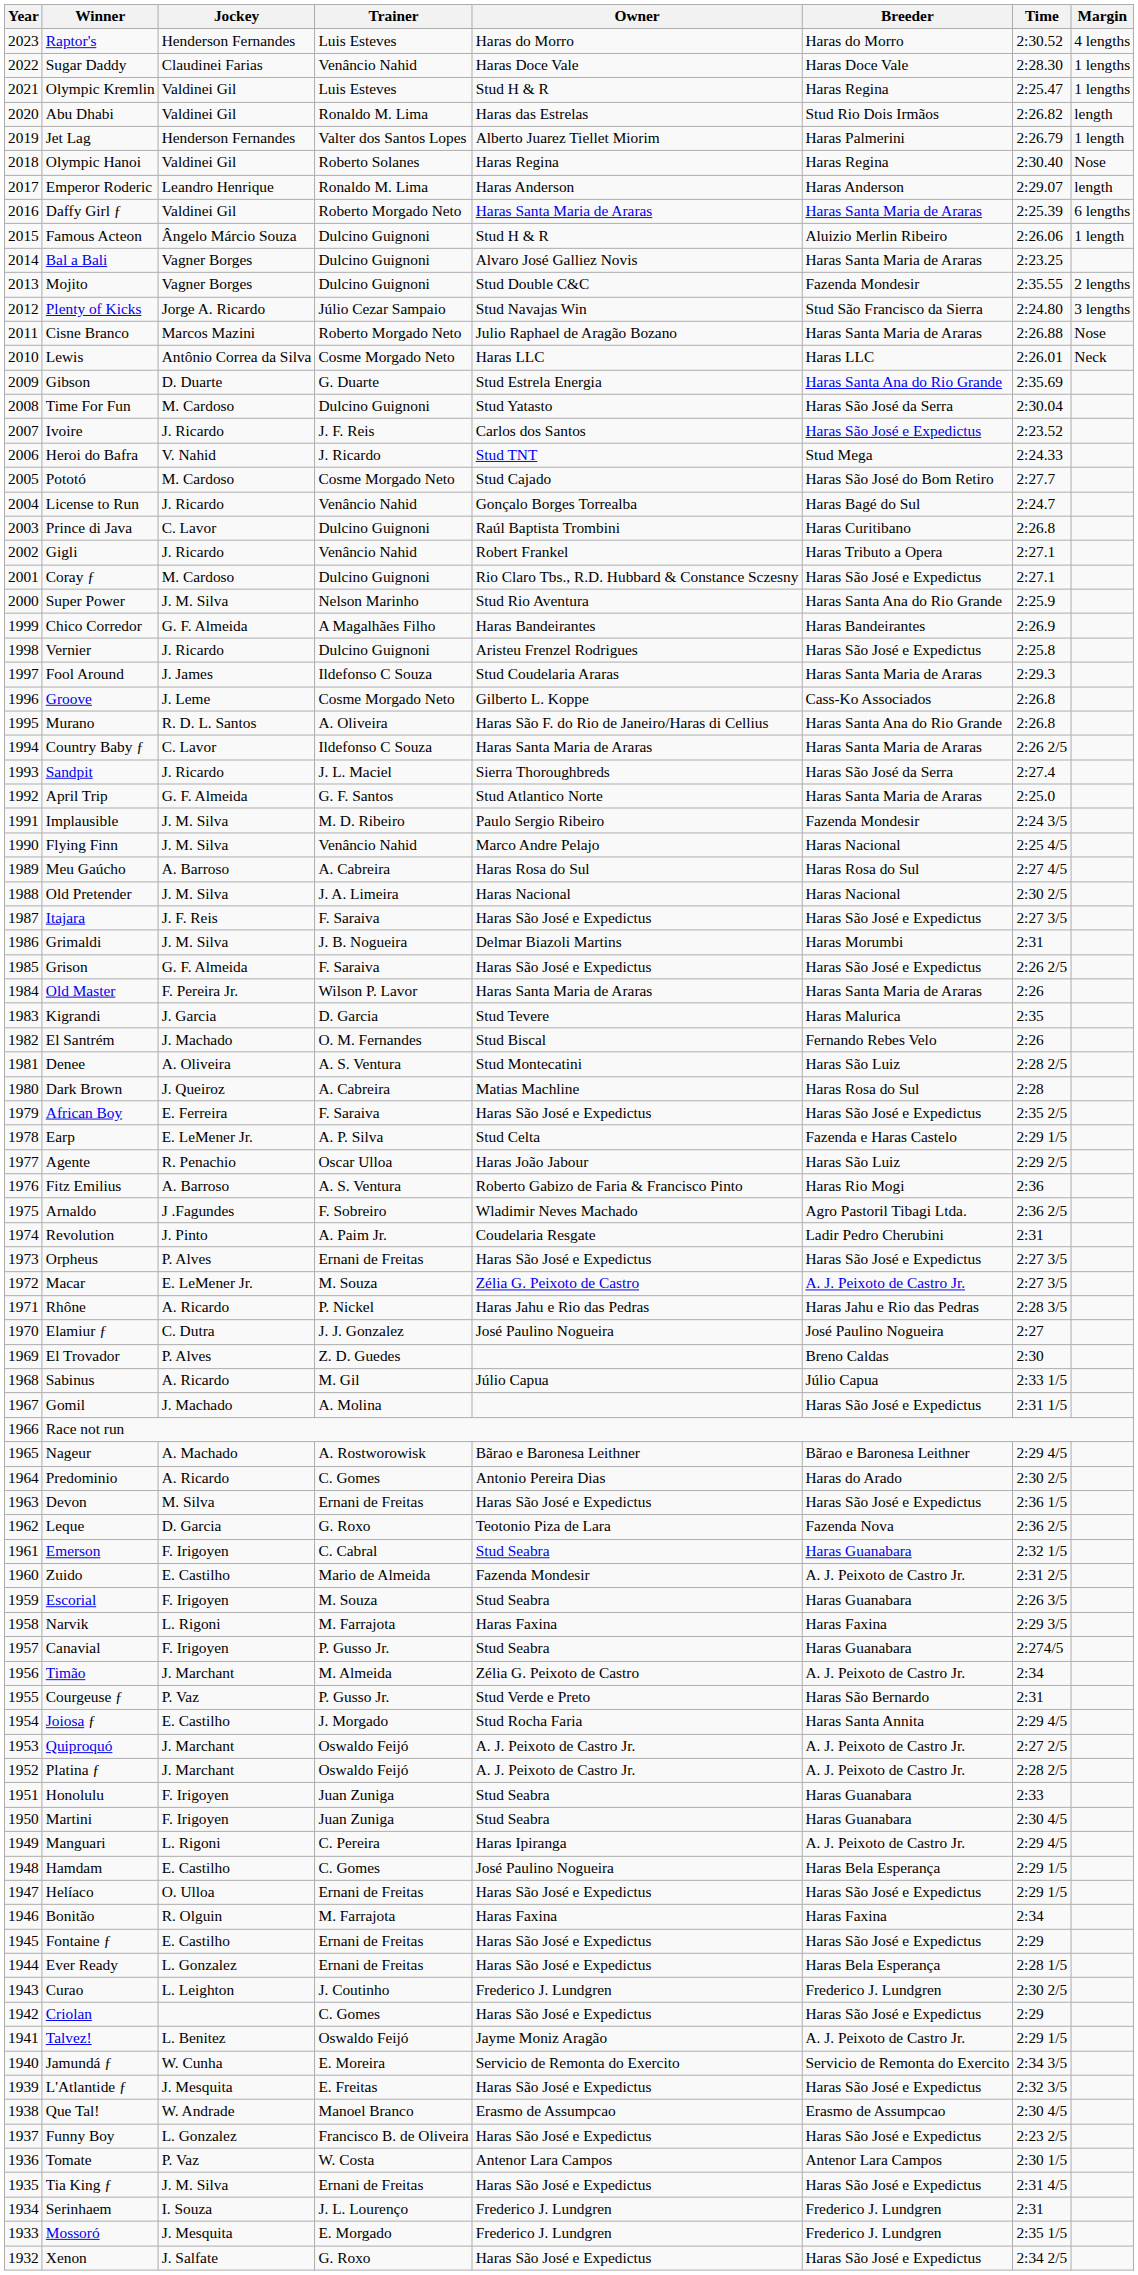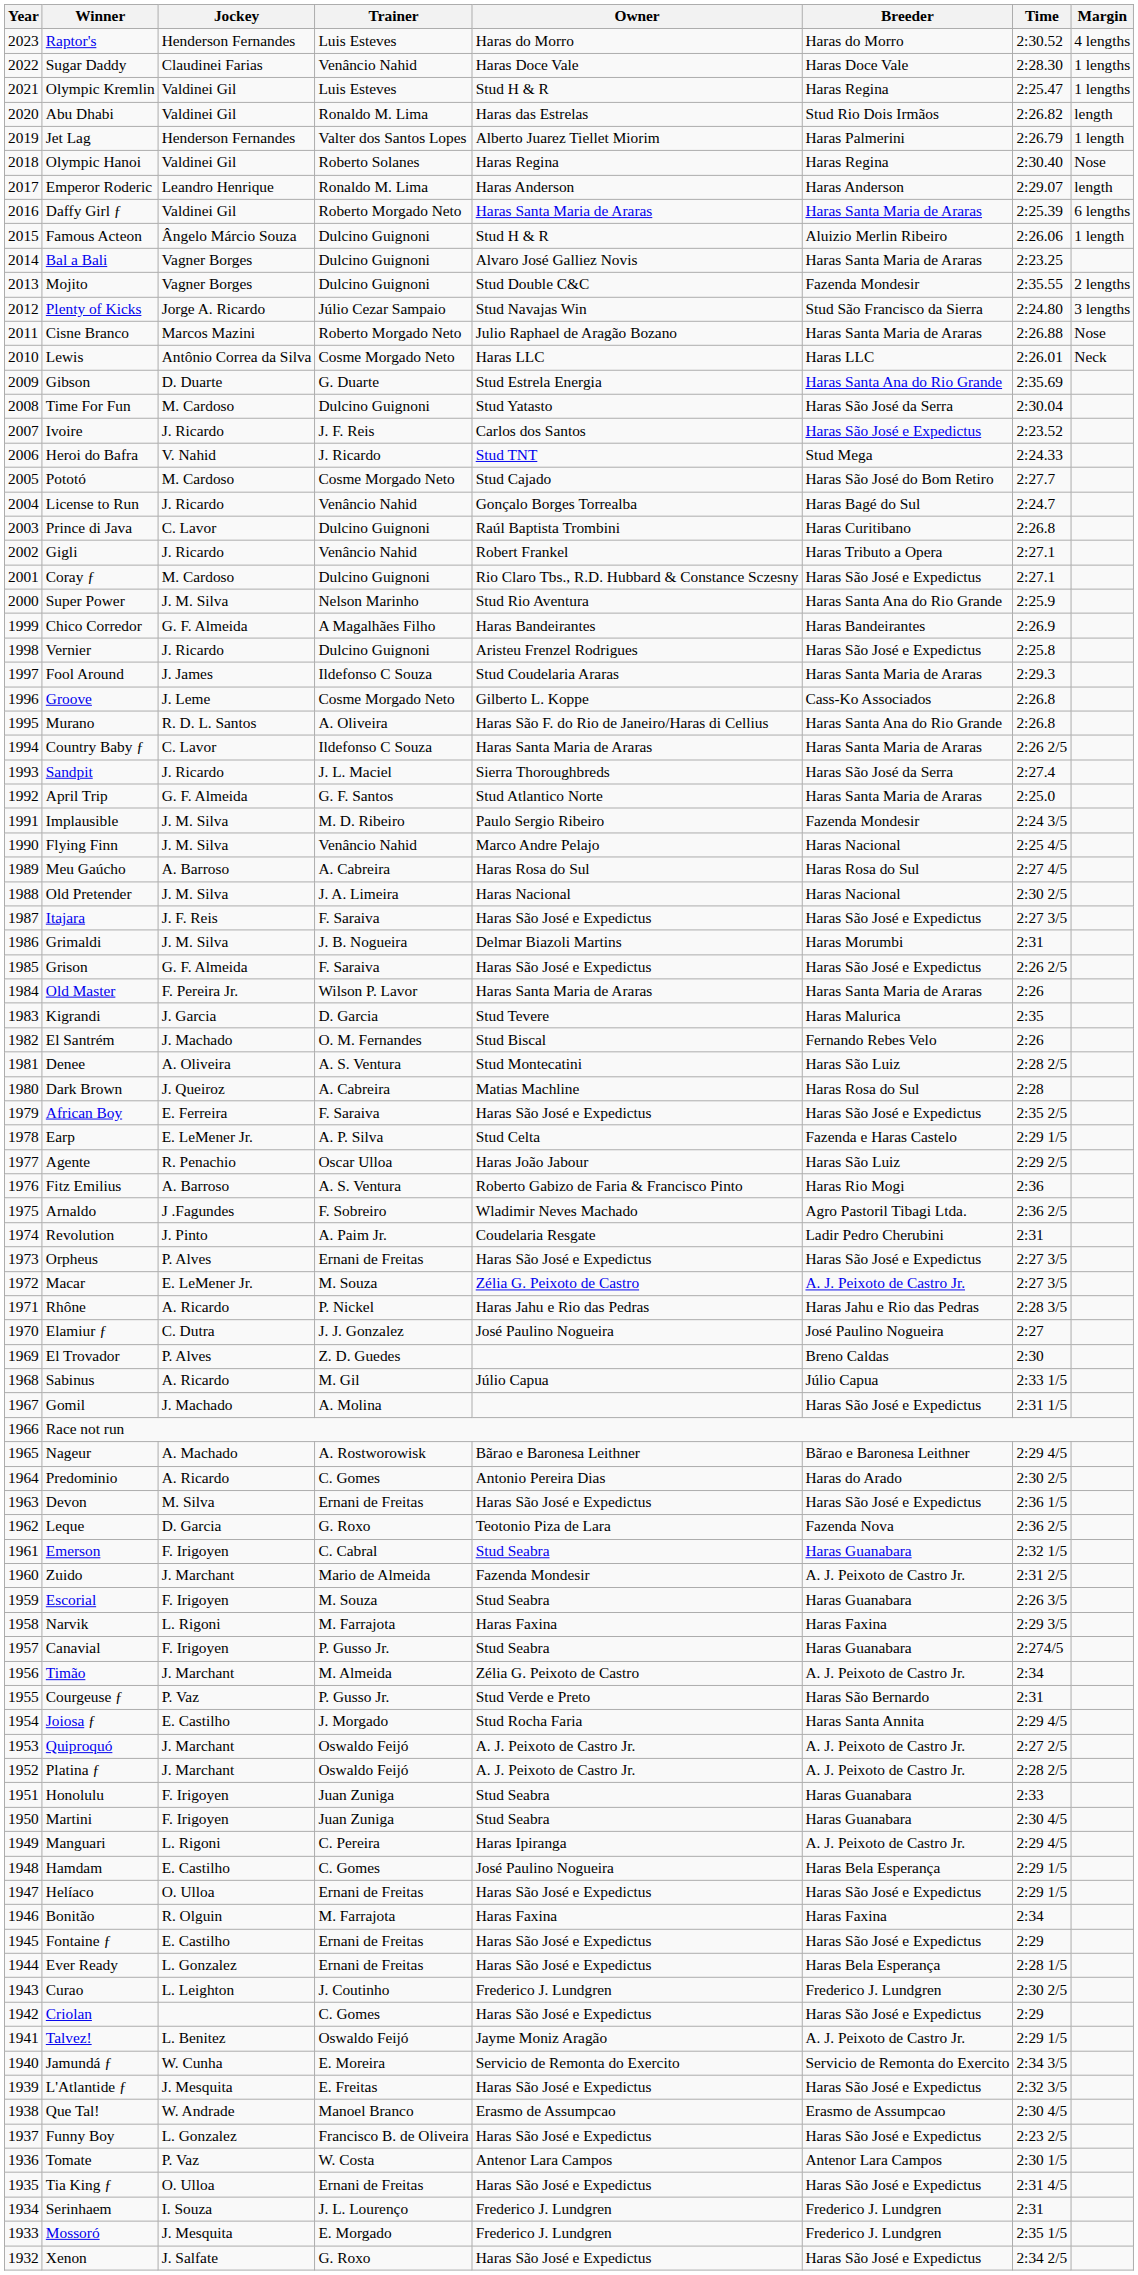(196, 1575) E. Castilho -> (198, 1575) J. Marchant
(195, 2184) J. M. Silva -> (188, 2184) O. Ulloa
